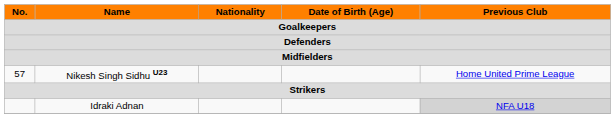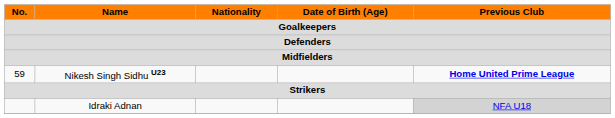(20, 74) 57 -> (19, 74) 59
(515, 74) normal -> (512, 74) bold
